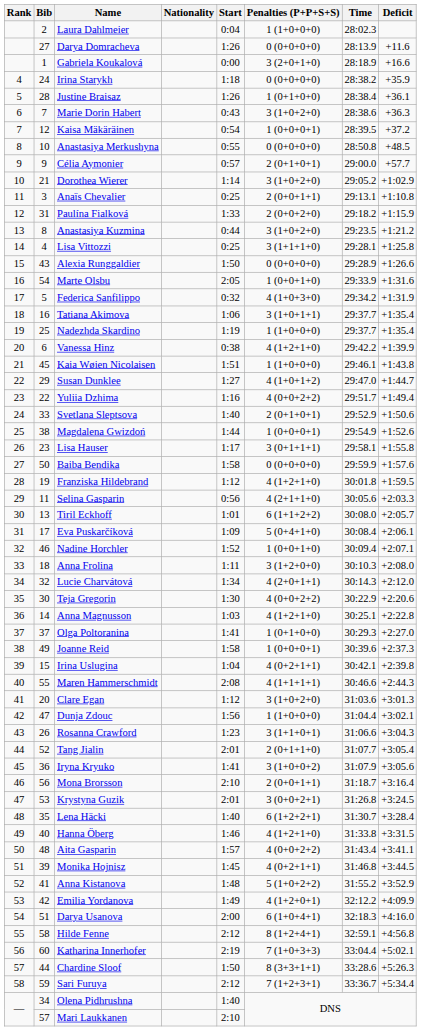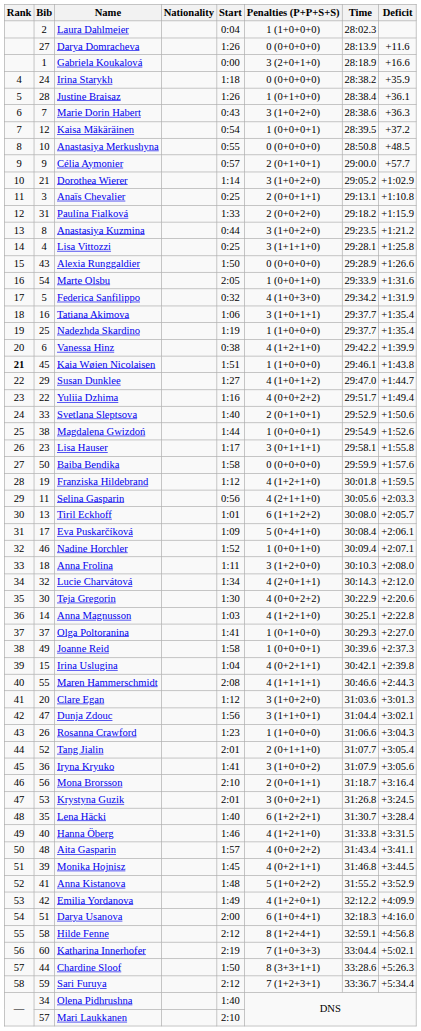(19, 364) normal -> (19, 364) bold
(293, 716) 1 (1+0+0+0) -> (293, 716) 3 (1+1+0+1)
(293, 733) 3 (1+1+0+1) -> (293, 733) 1 (1+0+0+0)
